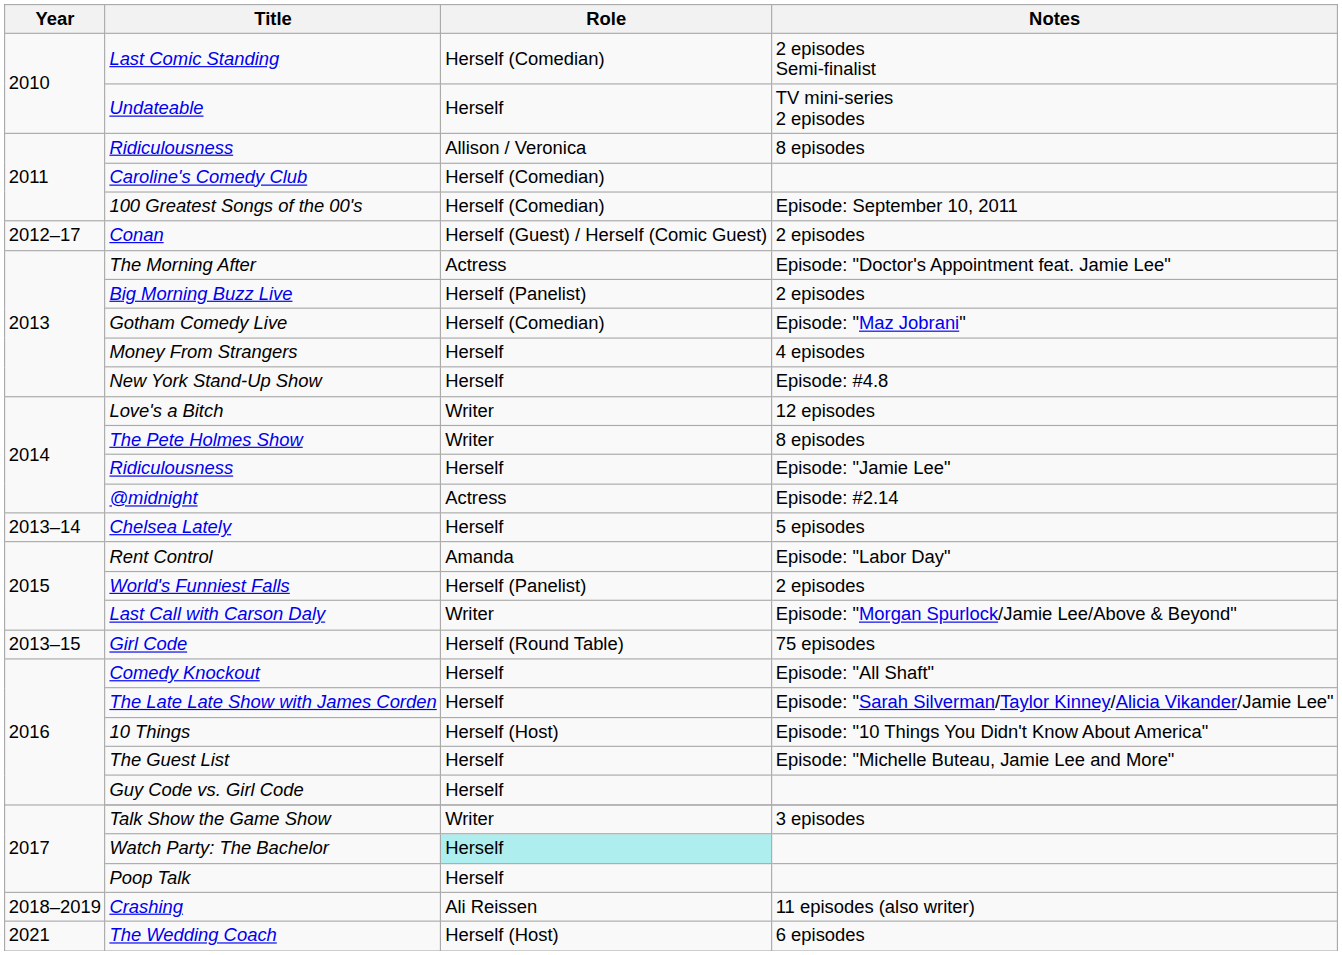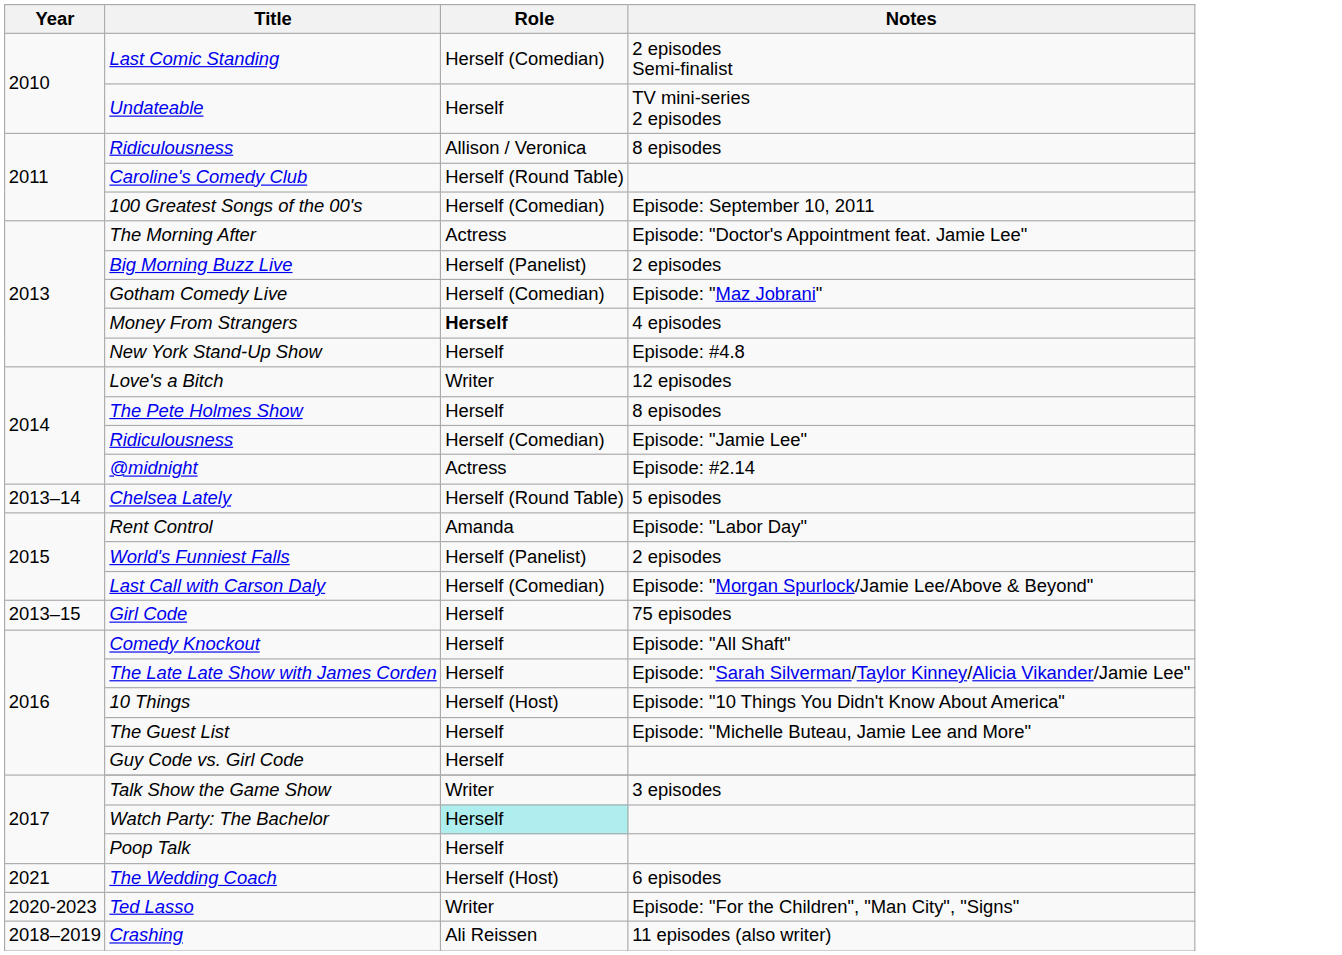(525, 177) Herself (Comedian) -> (535, 177) Herself (Round Table)
- row: (137, 235)
(474, 352) normal -> (476, 323) bold
(470, 439) Writer -> (474, 410) Herself
(474, 469) Herself -> (525, 439) Herself (Comedian)
(474, 527) Herself -> (535, 498) Herself (Round Table)
(470, 614) Writer -> (525, 585) Herself (Comedian)
(535, 644) Herself (Round Table) -> (474, 614) Herself
rows swapped: (146, 906) <-> (193, 935)
+ row: (152, 906)
